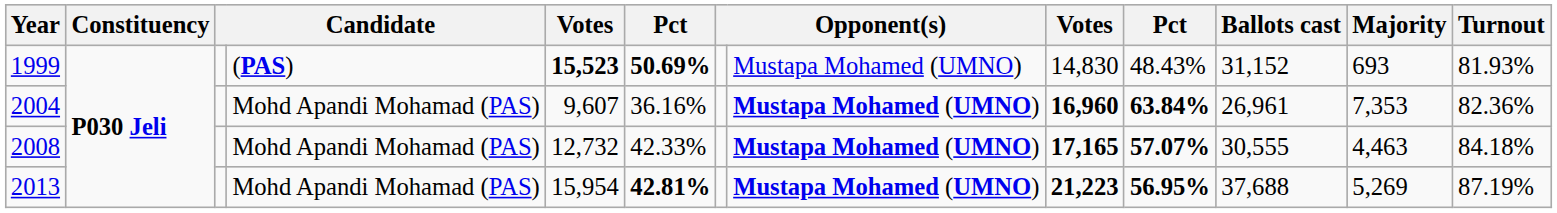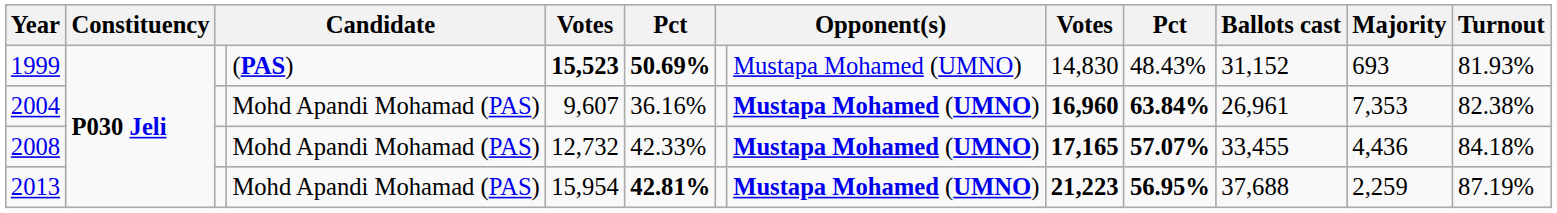(1496, 106) 82.36% -> (1496, 106) 82.38%
(1255, 146) 30,555 -> (1255, 146) 33,455
(1380, 146) 4,463 -> (1380, 146) 4,436
(1380, 187) 5,269 -> (1380, 187) 2,259
